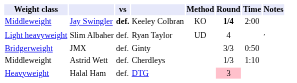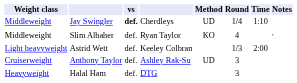(158, 22) Keeley Colbran -> (157, 22) Cherdleys
(200, 22) KO -> (209, 22) UD
(228, 22) bold -> (237, 22) normal
(252, 22) 2:00 -> (261, 22) 1:10
(36, 35) Light heavyweight -> (28, 35) Middleweight
(200, 35) UD -> (209, 35) KO
- row: (78, 48)
(28, 60) Middleweight -> (36, 48) Light heavyweight
(149, 60) Cherdleys -> (166, 48) Keeley Colbran
(252, 60) 1:10 -> (261, 48) 2:00
+ row: (96, 60)
(228, 73) pink background -> (237, 73) no background
